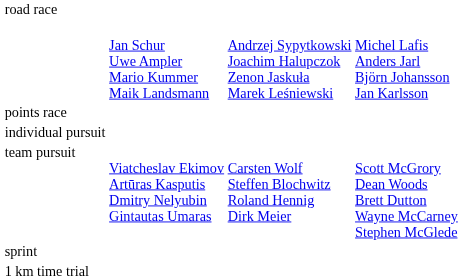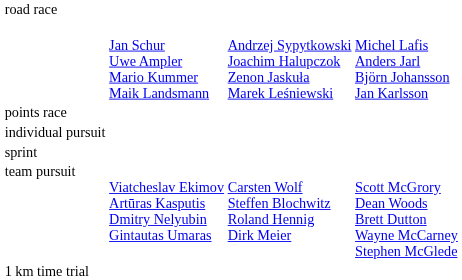rows swapped: (40, 152) <-> (21, 251)
